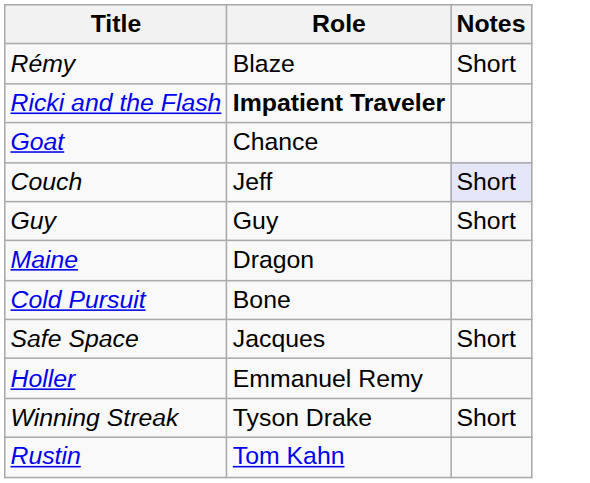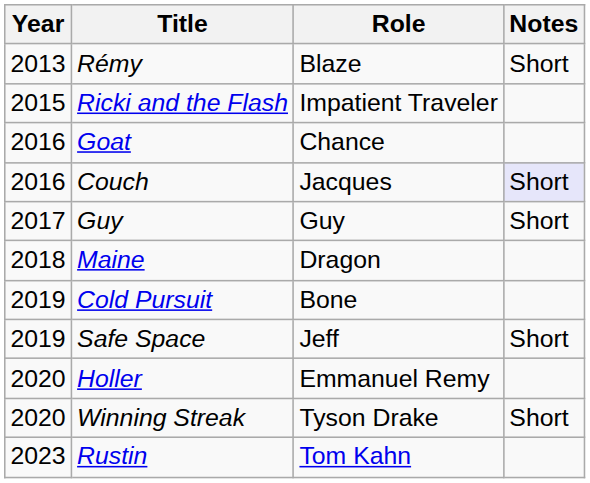+ column: (38, 24)
(339, 102) bold -> (399, 102) normal
(253, 181) Jeff -> (346, 181) Jacques
(279, 338) Jacques -> (319, 338) Jeff
